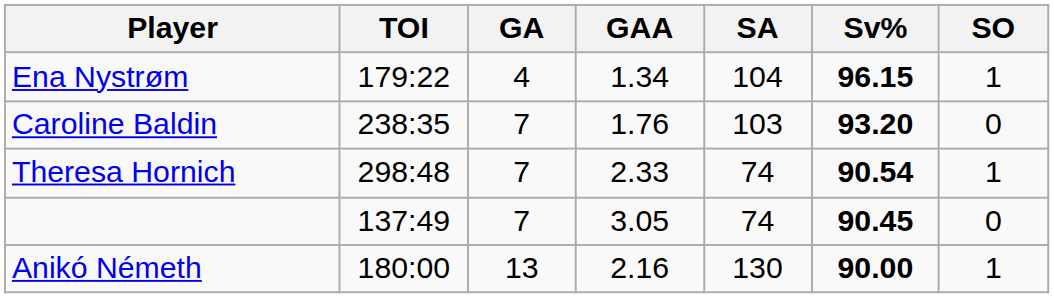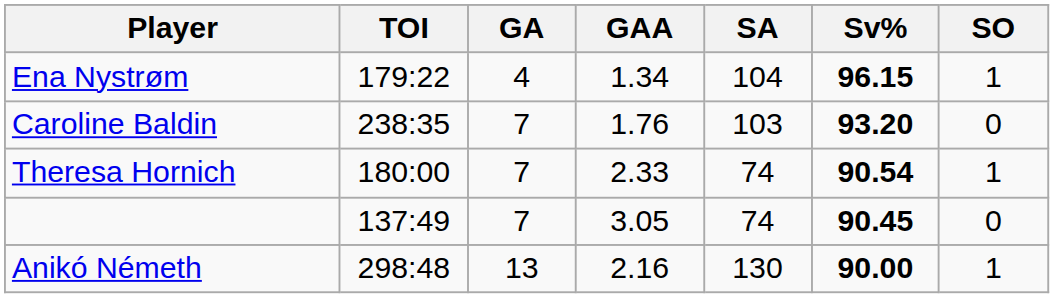(404, 172) 298:48 -> (404, 172) 180:00
(404, 268) 180:00 -> (404, 268) 298:48
